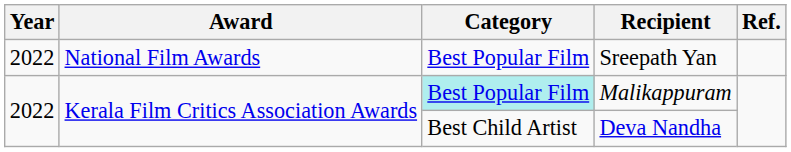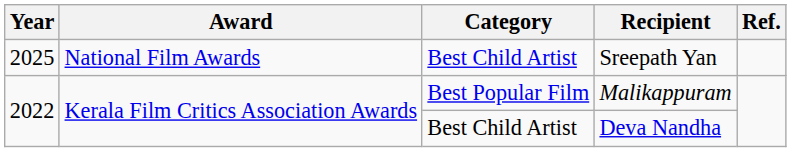(32, 57) 2022 -> (32, 57) 2025
(508, 57) Best Popular Film -> (502, 57) Best Child Artist
(508, 92) paleturquoise background -> (508, 92) no background
